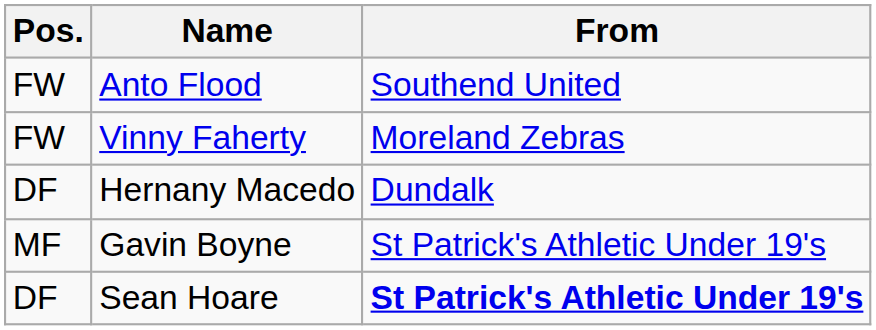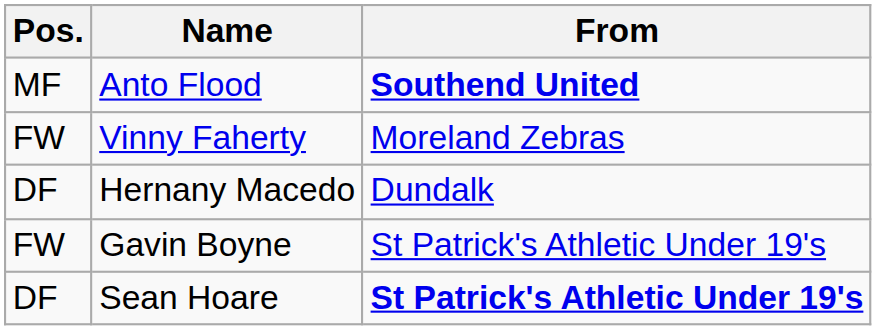(39, 84) FW -> (37, 84) MF
(496, 84) normal -> (505, 84) bold
(37, 244) MF -> (39, 244) FW
